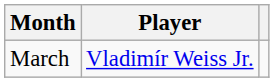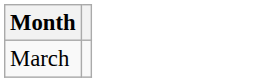- column: (170, 22)
